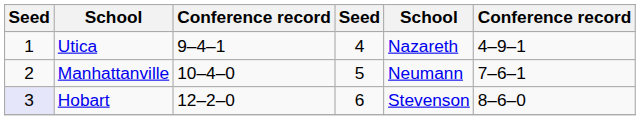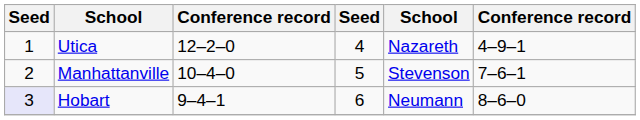(201, 45) 9–4–1 -> (206, 45) 12–2–0
(426, 73) Neumann -> (429, 73) Stevenson
(206, 100) 12–2–0 -> (201, 100) 9–4–1
(429, 100) Stevenson -> (426, 100) Neumann
